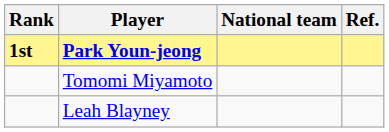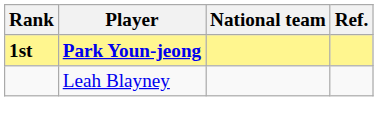- row: (138, 80)
